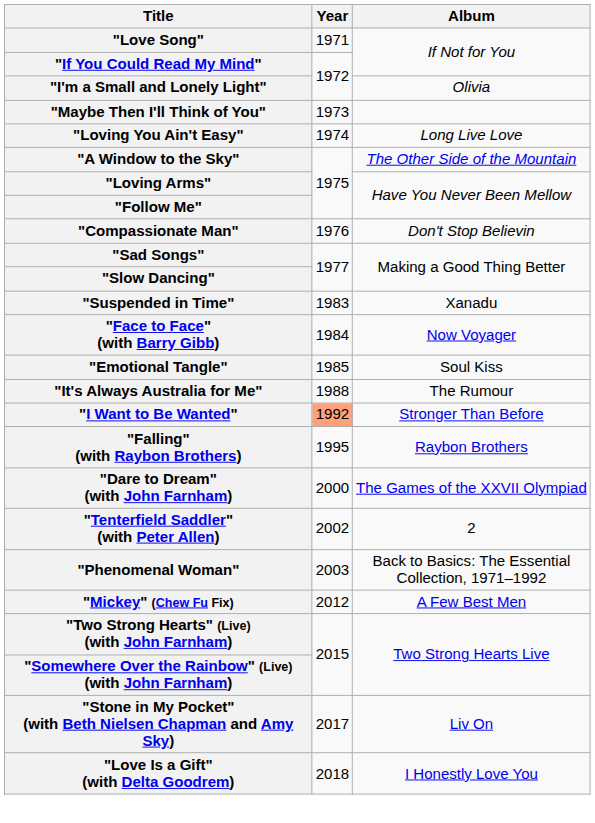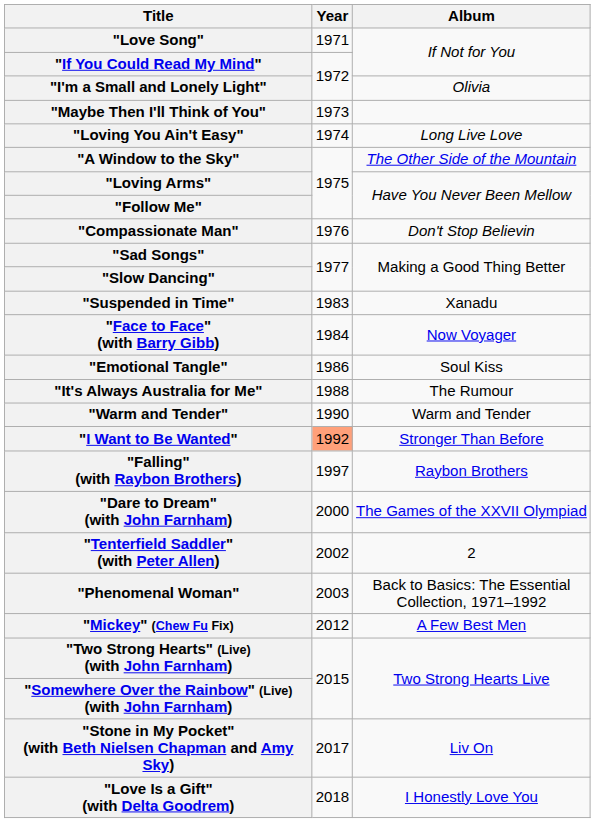(332, 367) 1985 -> (332, 367) 1986
+ row: (158, 414)
(332, 447) 1995 -> (332, 471) 1997
